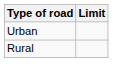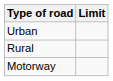+ row: (31, 66)
